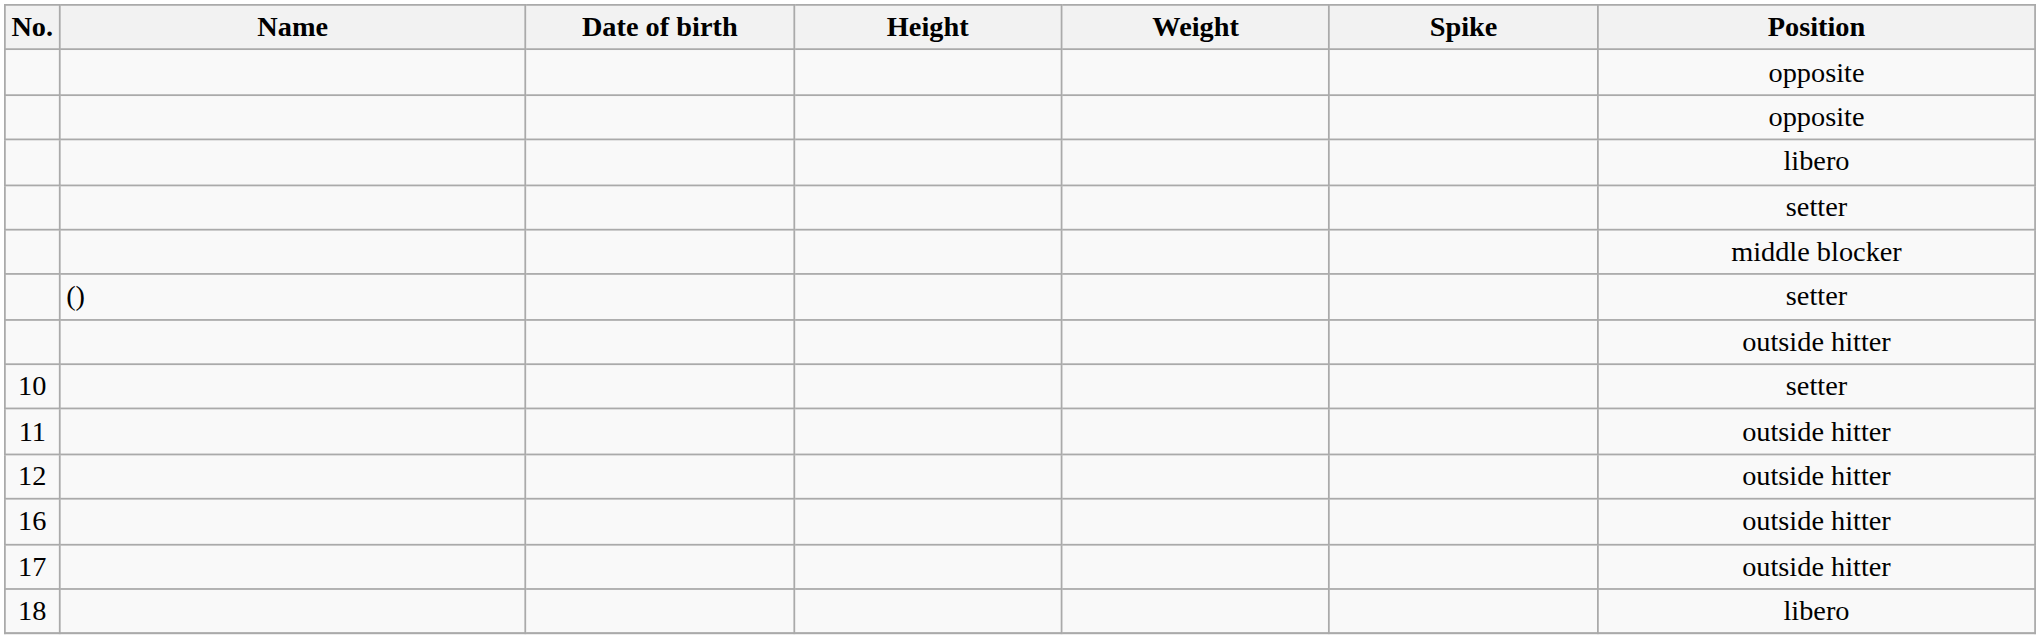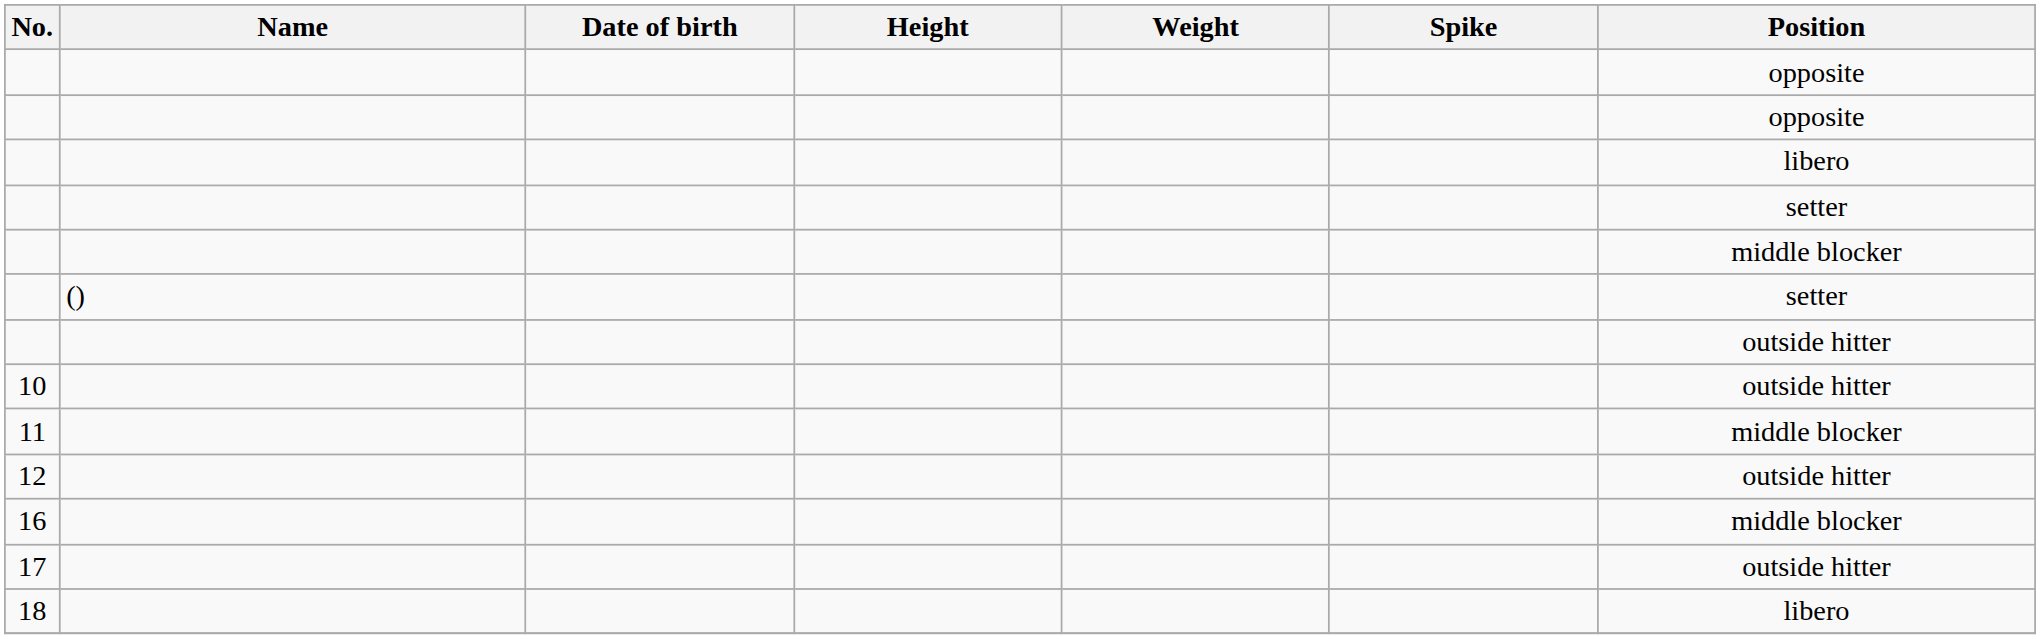(1816, 386) setter -> (1816, 386) outside hitter
(1816, 431) outside hitter -> (1816, 431) middle blocker
(1816, 521) outside hitter -> (1816, 521) middle blocker
